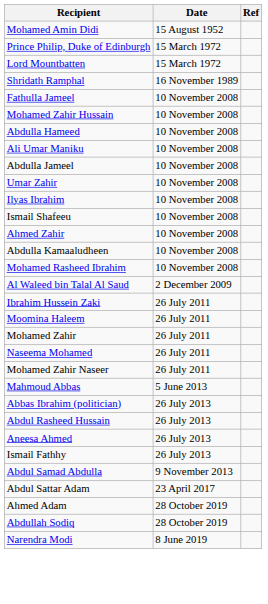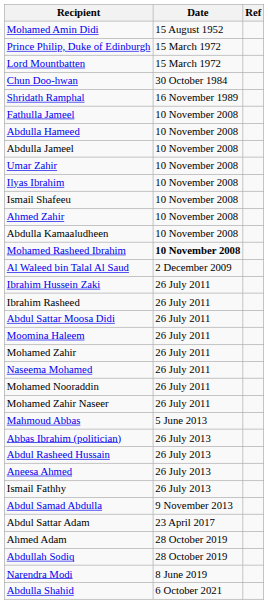+ row: (42, 81)
- row: (60, 115)
- row: (45, 149)
(197, 268) normal -> (198, 251) bold
+ row: (43, 302)
+ row: (61, 319)
+ row: (53, 387)
+ row: (40, 591)
